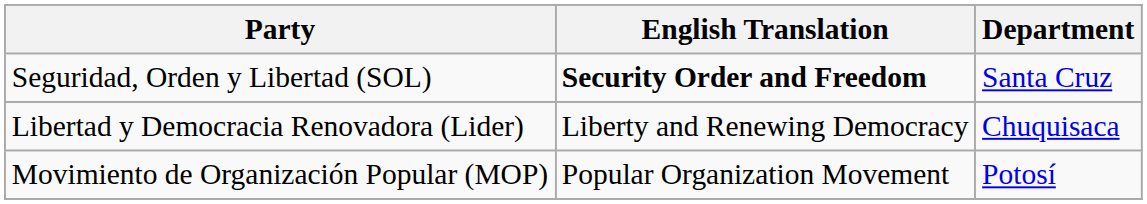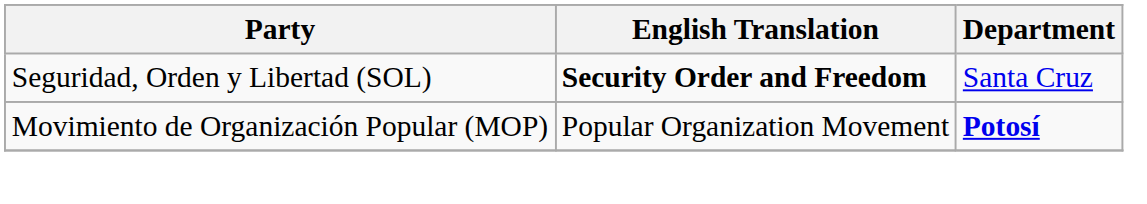- row: (268, 126)
(1019, 174) normal -> (1001, 126) bold
